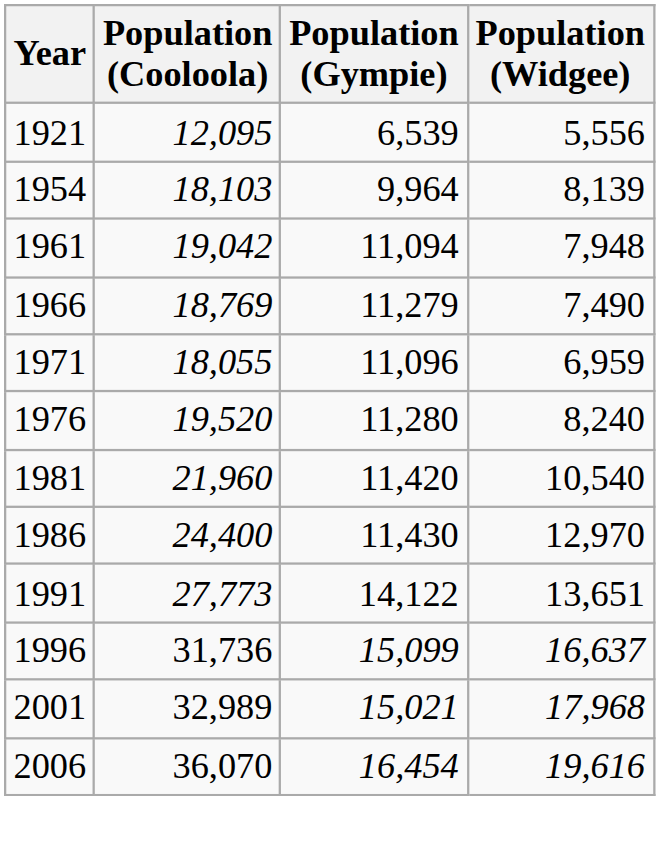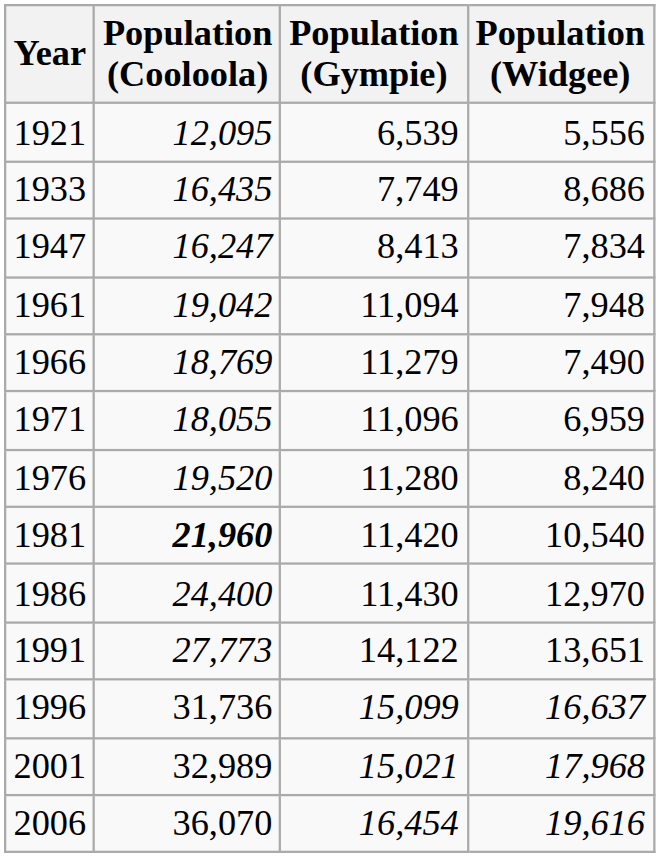+ row: (50, 189)
+ row: (50, 246)
- row: (50, 189)
(222, 477) normal -> (222, 534) bold
